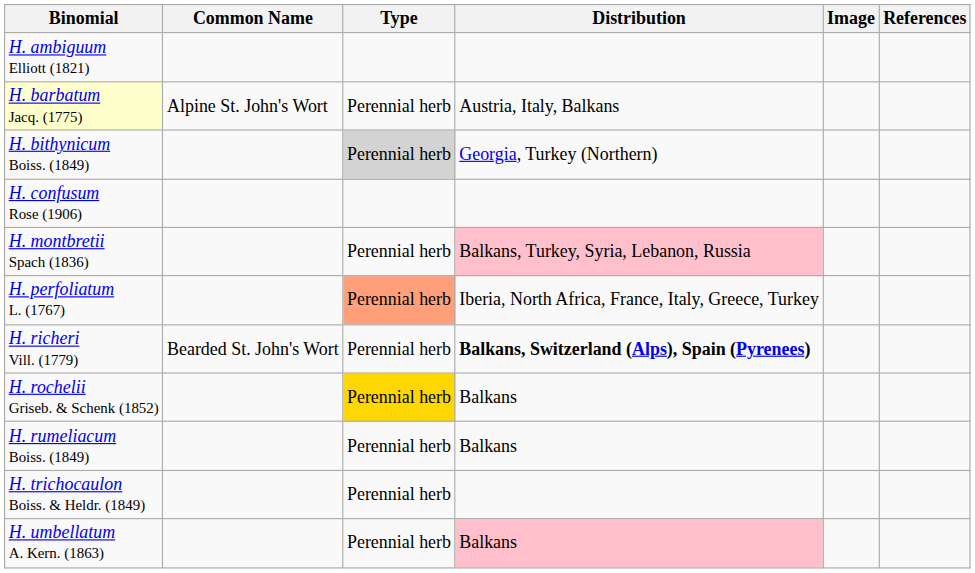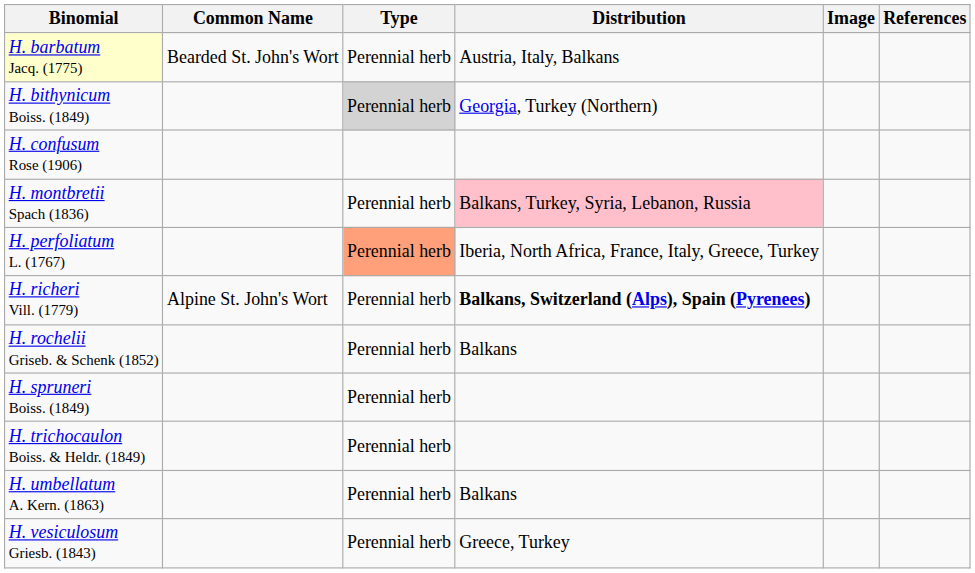- row: (57, 57)
(247, 105) Alpine St. John's Wort -> (253, 57) Bearded St. John's Wort
(253, 348) Bearded St. John's Wort -> (247, 300) Alpine St. John's Wort
(399, 397) gold background -> (399, 348) no background
- row: (62, 445)
+ row: (50, 397)
(488, 543) pink background -> (488, 494) no background
+ row: (63, 543)
